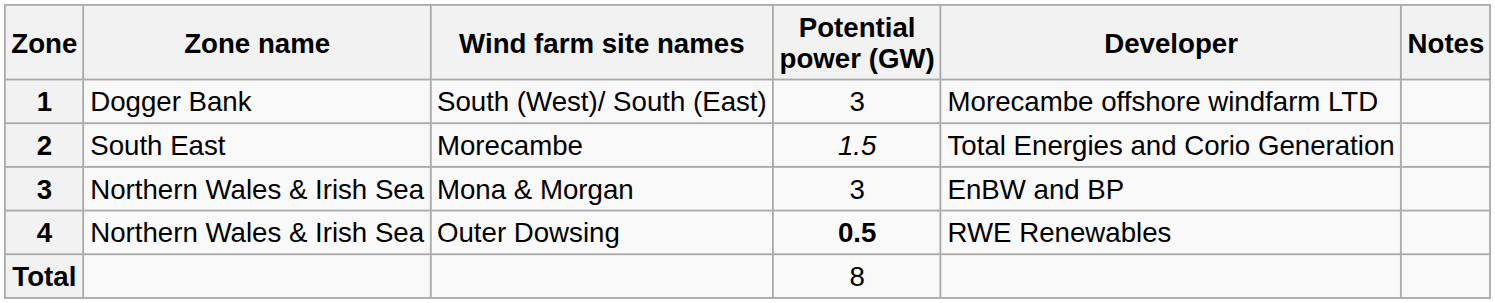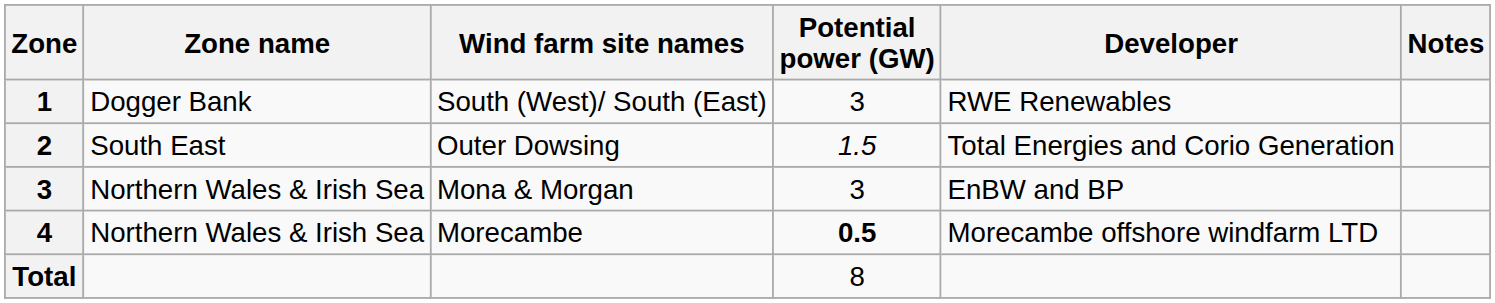(1163, 102) Morecambe offshore windfarm LTD -> (1059, 102) RWE Renewables
(510, 146) Morecambe -> (528, 146) Outer Dowsing
(528, 233) Outer Dowsing -> (510, 233) Morecambe
(1059, 233) RWE Renewables -> (1163, 233) Morecambe offshore windfarm LTD
